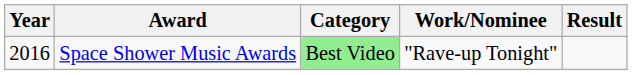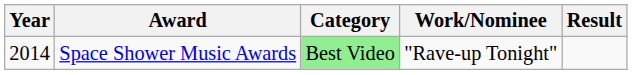(30, 52) 2016 -> (30, 52) 2014
